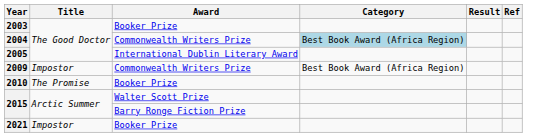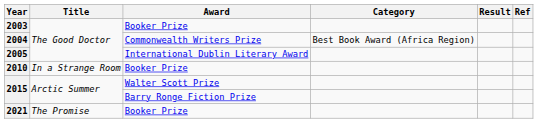(383, 40) lightblue background -> (394, 40) no background
- row: (17, 68)
(60, 82) The Promise -> (76, 68) In a Strange Room
(53, 125) Impostor -> (60, 111) The Promise
